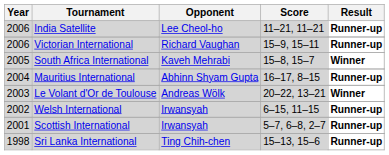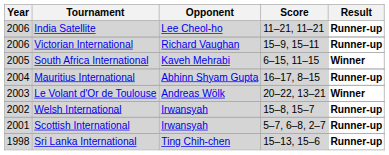(289, 61) 15–8, 15–7 -> (291, 61) 6–15, 11–15
(291, 110) 6–15, 11–15 -> (289, 110) 15–8, 15–7
